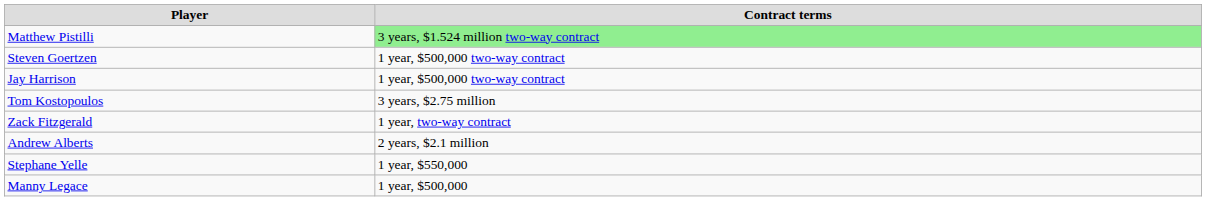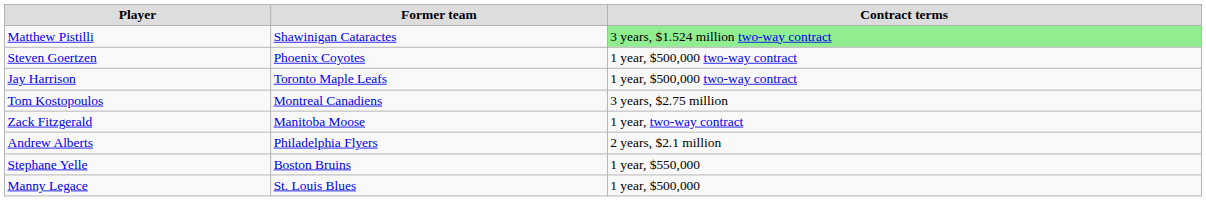+ column: (439, 15)
